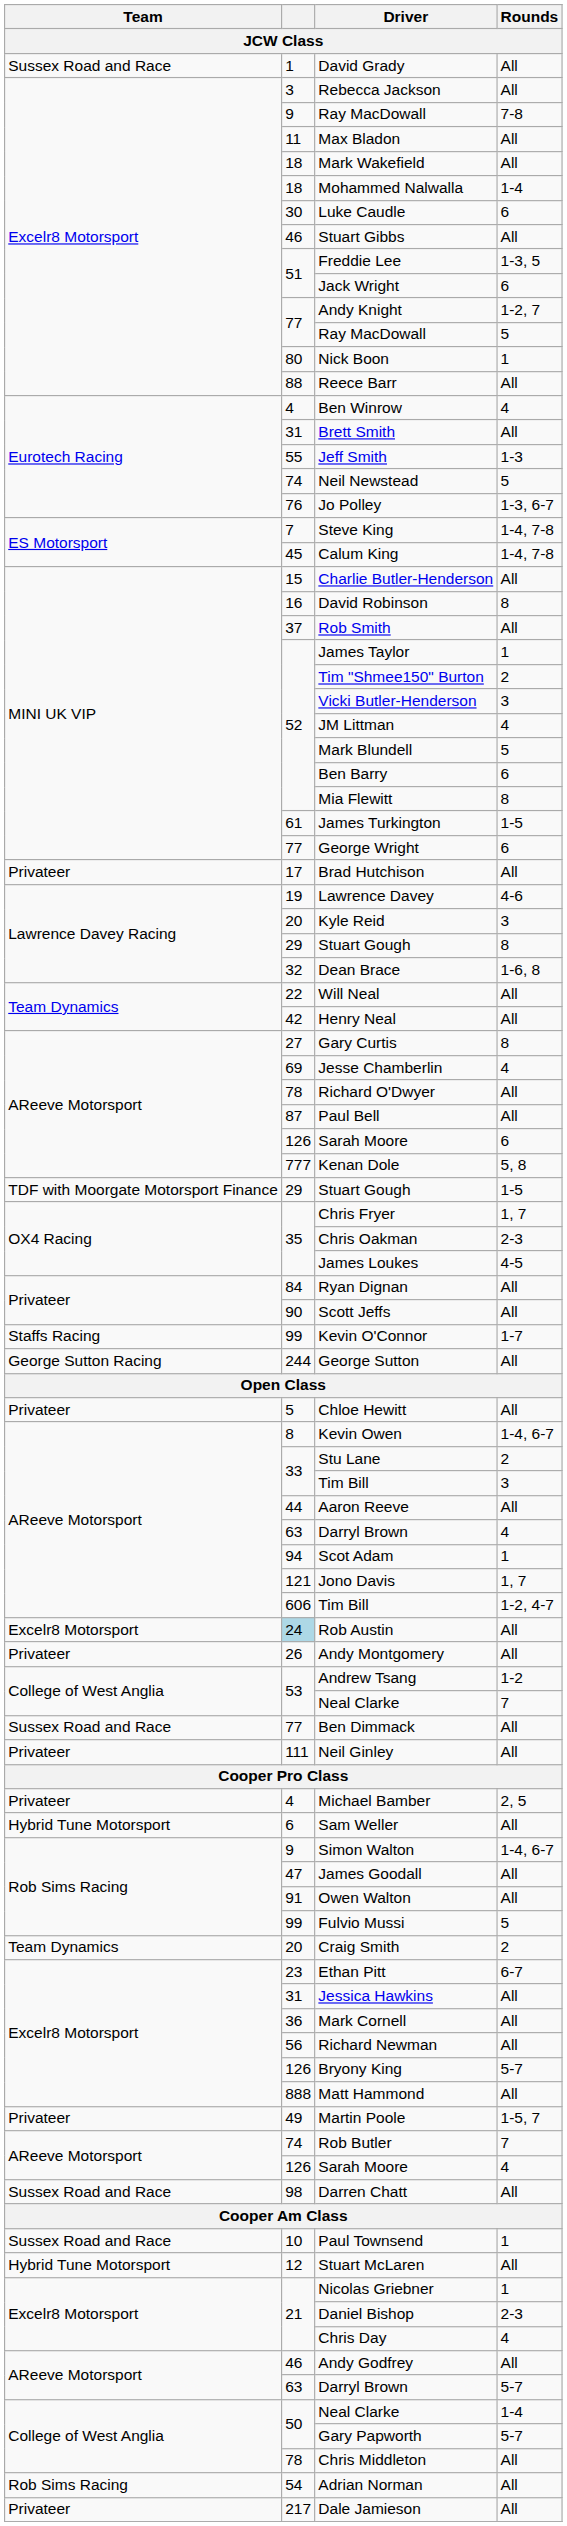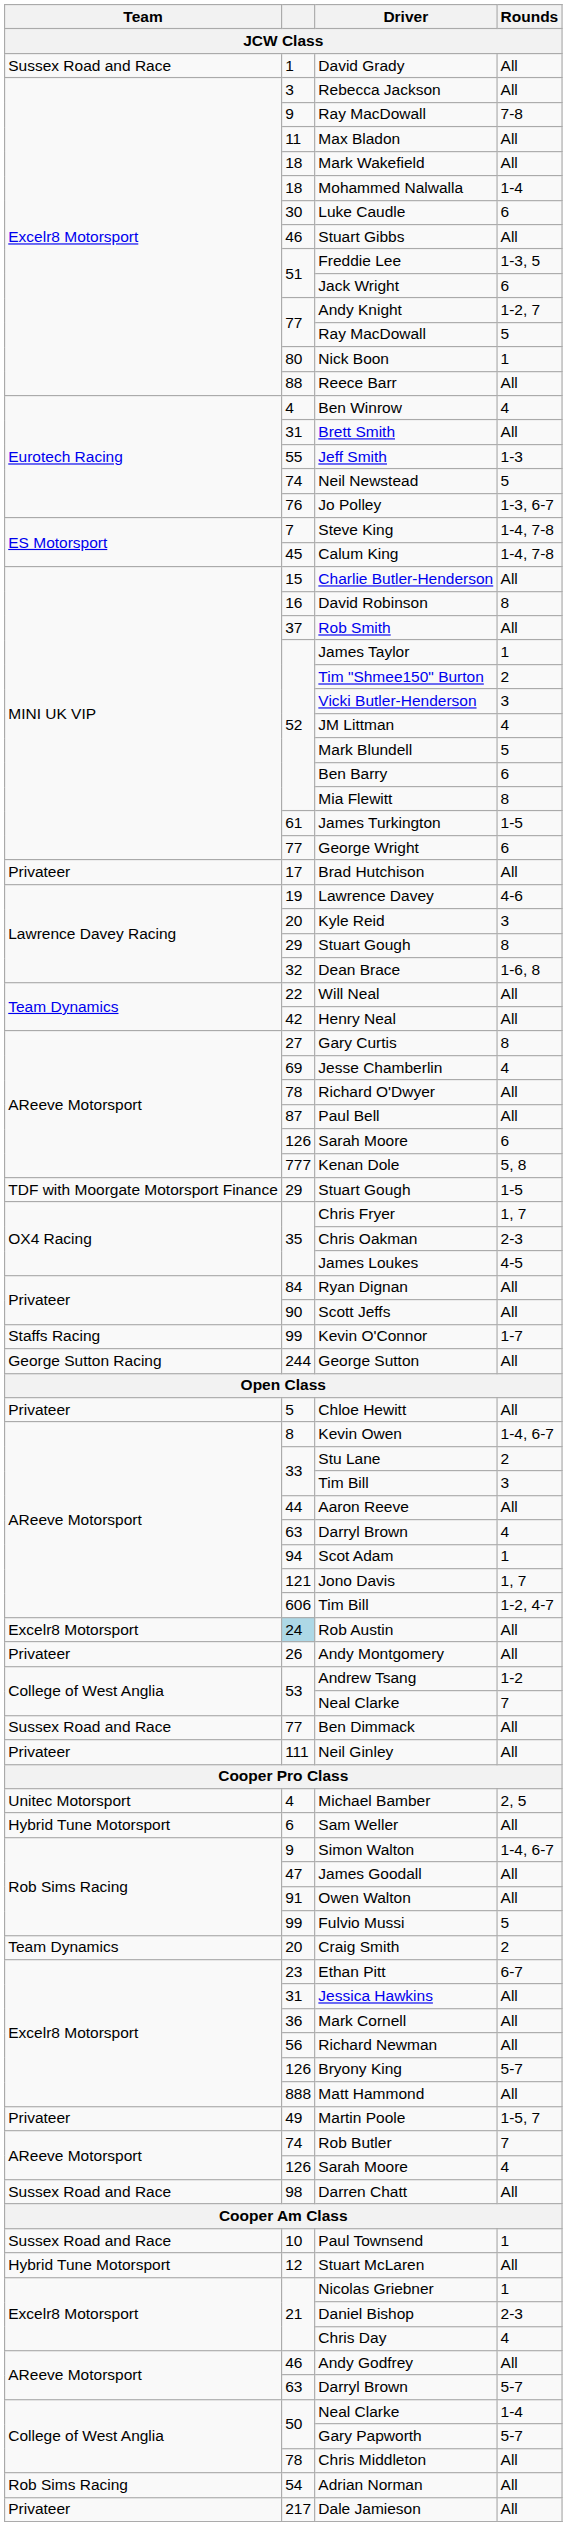(39, 1800) Privateer -> (69, 1800) Unitec Motorsport
